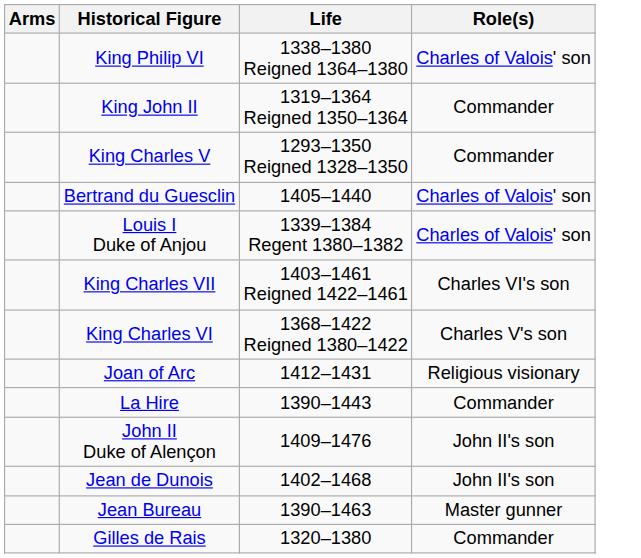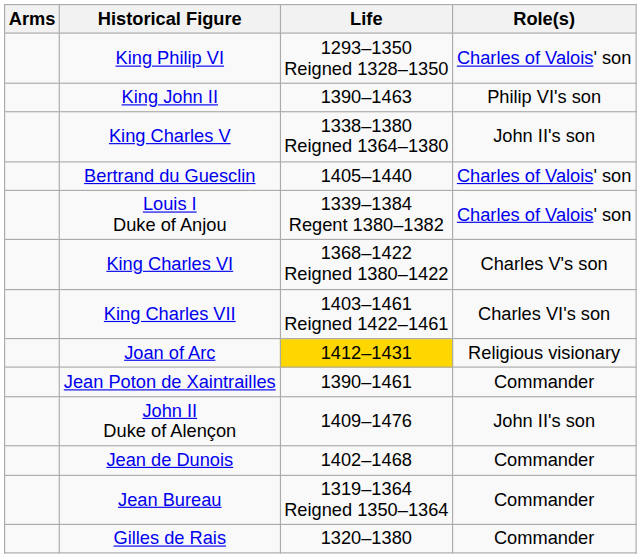(326, 58) 1338–1380 Reigned 1364–1380 -> (366, 58) 1293–1350 Reigned 1328–1350
(326, 107) 1319–1364 Reigned 1350–1364 -> (366, 97) 1390–1463
(504, 107) Commander -> (544, 97) Philip VI's son
(326, 157) 1293–1350 Reigned 1328–1350 -> (366, 136) 1338–1380 Reigned 1364–1380
(504, 157) Commander -> (544, 136) John II's son
rows swapped: (149, 334) <-> (149, 284)
(326, 373) no background -> (366, 352) gold background
- row: (149, 402)
+ row: (170, 381)
(504, 480) John II's son -> (544, 460) Commander
(326, 509) 1390–1463 -> (366, 499) 1319–1364 Reigned 1350–1364
(504, 509) Master gunner -> (544, 499) Commander
